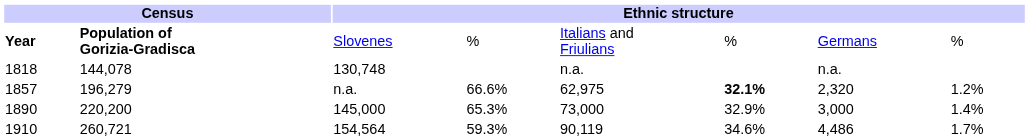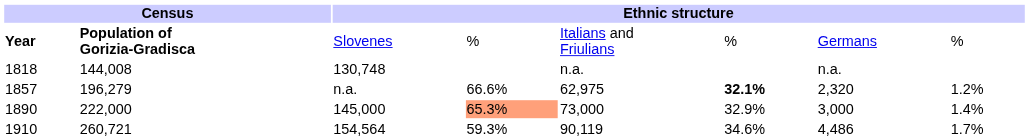(106, 69) 144,078 -> (106, 69) 144,008
(106, 109) 220,200 -> (106, 109) 222,000
(487, 109) no background -> (487, 109) lightsalmon background
